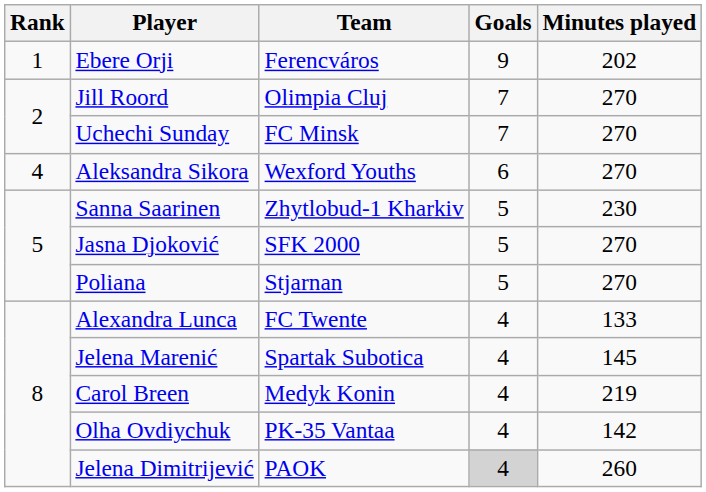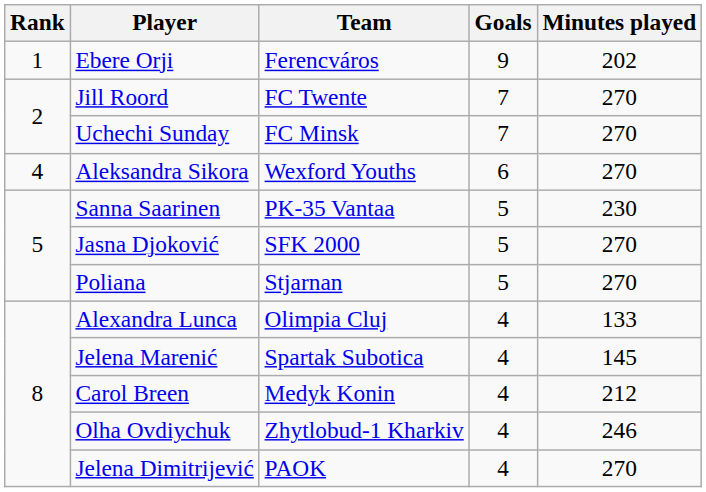(326, 97) Olimpia Cluj -> (316, 97) FC Twente
(364, 208) Zhytlobud-1 Kharkiv -> (330, 208) PK-35 Vantaa
(316, 319) FC Twente -> (326, 319) Olimpia Cluj
(619, 393) 219 -> (619, 393) 212
(330, 430) PK-35 Vantaa -> (364, 430) Zhytlobud-1 Kharkiv
(619, 430) 142 -> (619, 430) 246
(503, 467) lightgrey background -> (503, 467) no background
(619, 467) 260 -> (619, 467) 270
